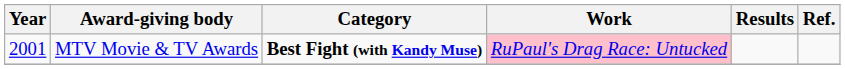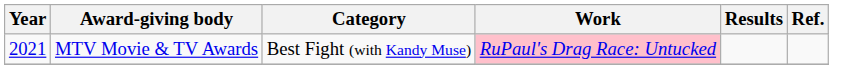(28, 49) 2001 -> (28, 49) 2021
(374, 49) bold -> (369, 49) normal
